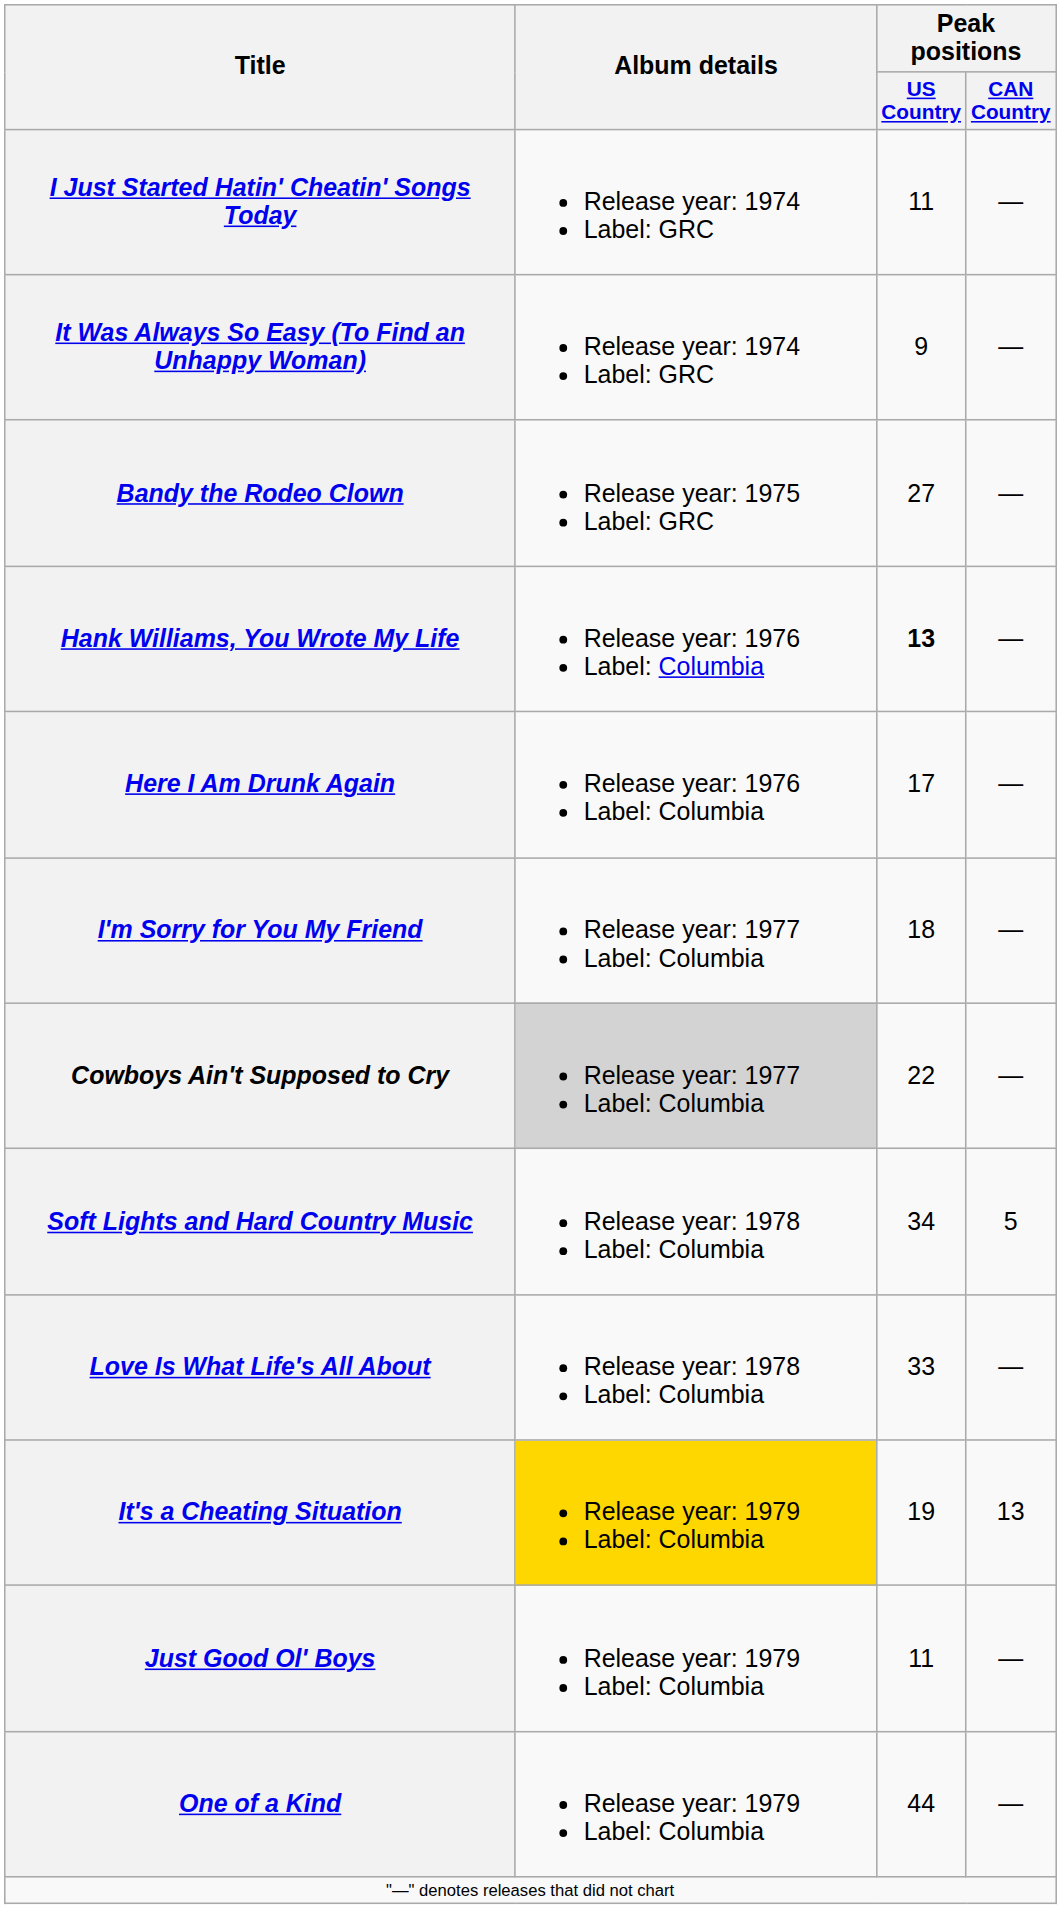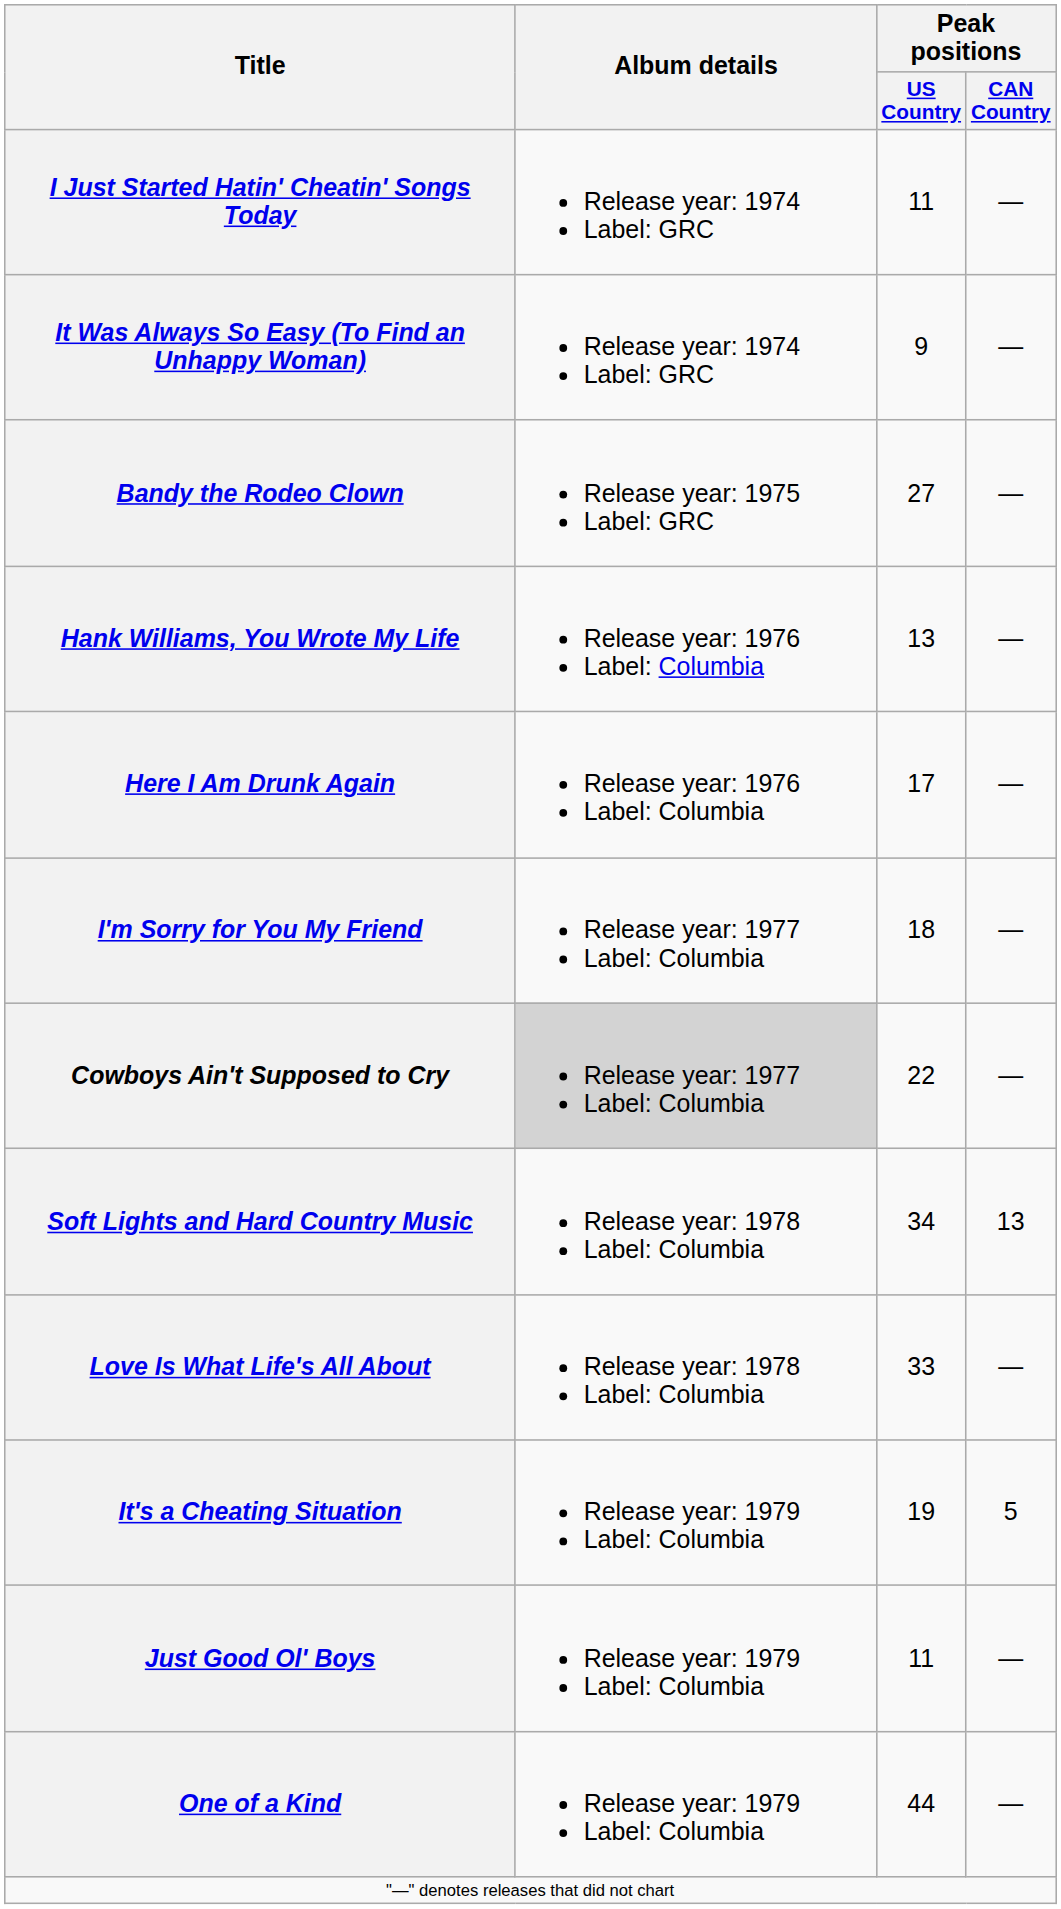(921, 638) bold -> (921, 638) normal
(1011, 1221) 5 -> (1011, 1221) 13
(696, 1527) gold background -> (696, 1527) no background
(1011, 1512) 13 -> (1011, 1512) 5
